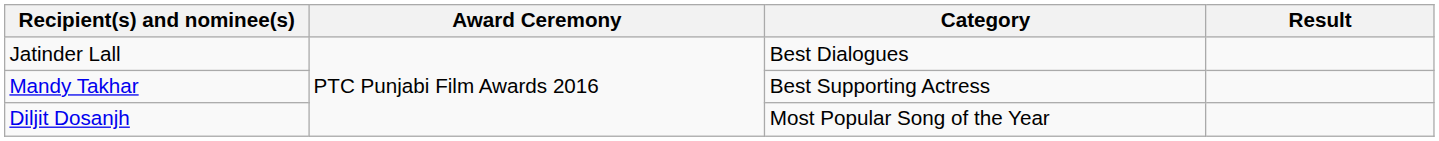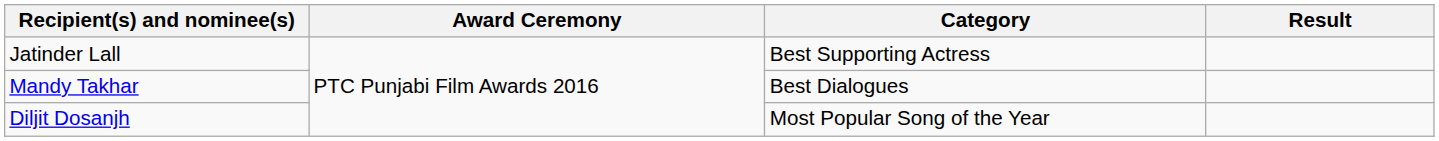(839, 53) Best Dialogues -> (880, 53) Best Supporting Actress
(880, 86) Best Supporting Actress -> (839, 86) Best Dialogues
